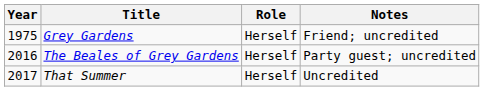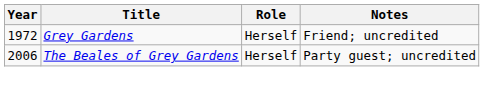(22, 35) 1975 -> (22, 35) 1972
(22, 55) 2016 -> (22, 55) 2006
- row: (85, 76)
